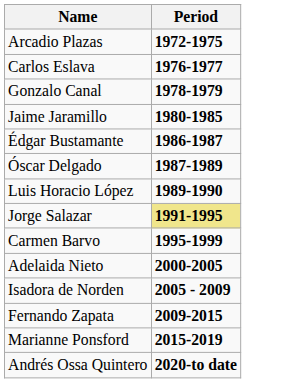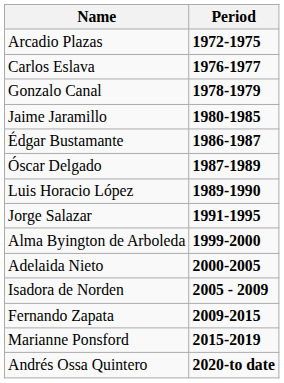(189, 215) khaki background -> (227, 215) no background
- row: (54, 240)
+ row: (97, 240)
